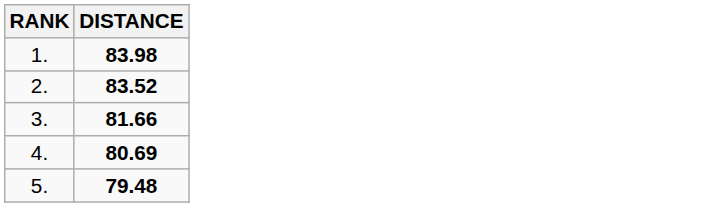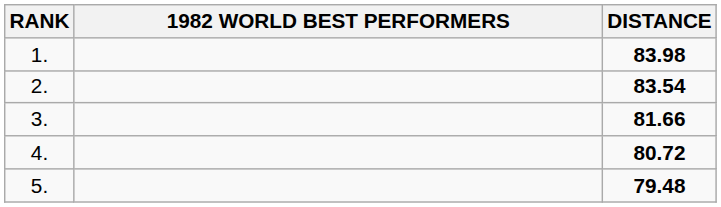+ column: (338, 21)
(131, 87) 83.52 -> (659, 87) 83.54
(131, 153) 80.69 -> (659, 153) 80.72
